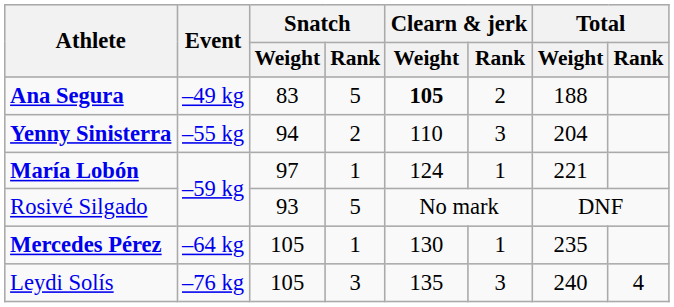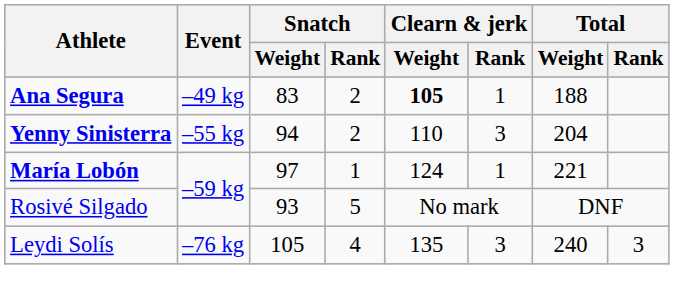(355, 96) 5 -> (355, 96) 2
(500, 96) 2 -> (500, 96) 1
- row: (86, 245)
(355, 282) 3 -> (355, 245) 4
(639, 282) 4 -> (639, 245) 3
